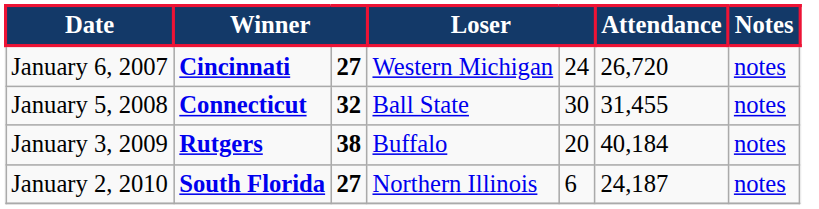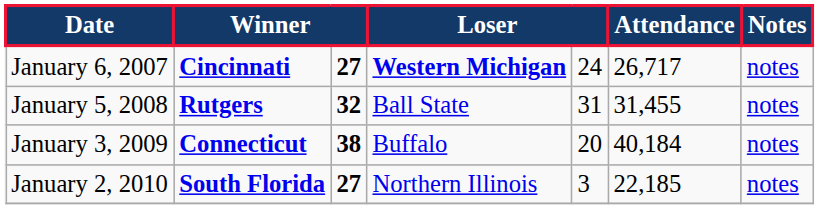(463, 66) normal -> (469, 66) bold
(634, 66) 26,720 -> (647, 66) 26,717
(243, 105) Connecticut -> (221, 105) Rutgers
(577, 105) 30 -> (590, 105) 31
(221, 144) Rutgers -> (243, 144) Connecticut
(571, 183) 6 -> (584, 183) 3
(634, 183) 24,187 -> (647, 183) 22,185
